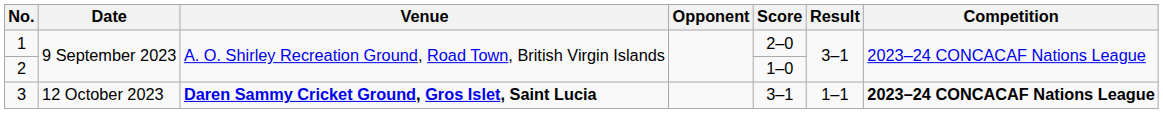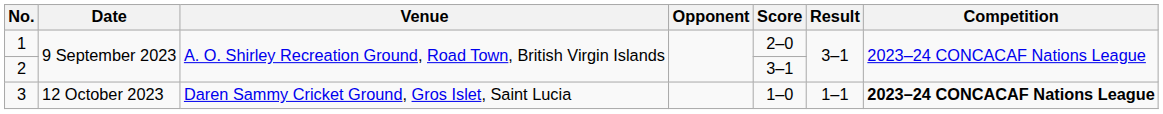(780, 69) 1–0 -> (780, 69) 3–1
(390, 95) bold -> (378, 95) normal
(780, 95) 3–1 -> (780, 95) 1–0
